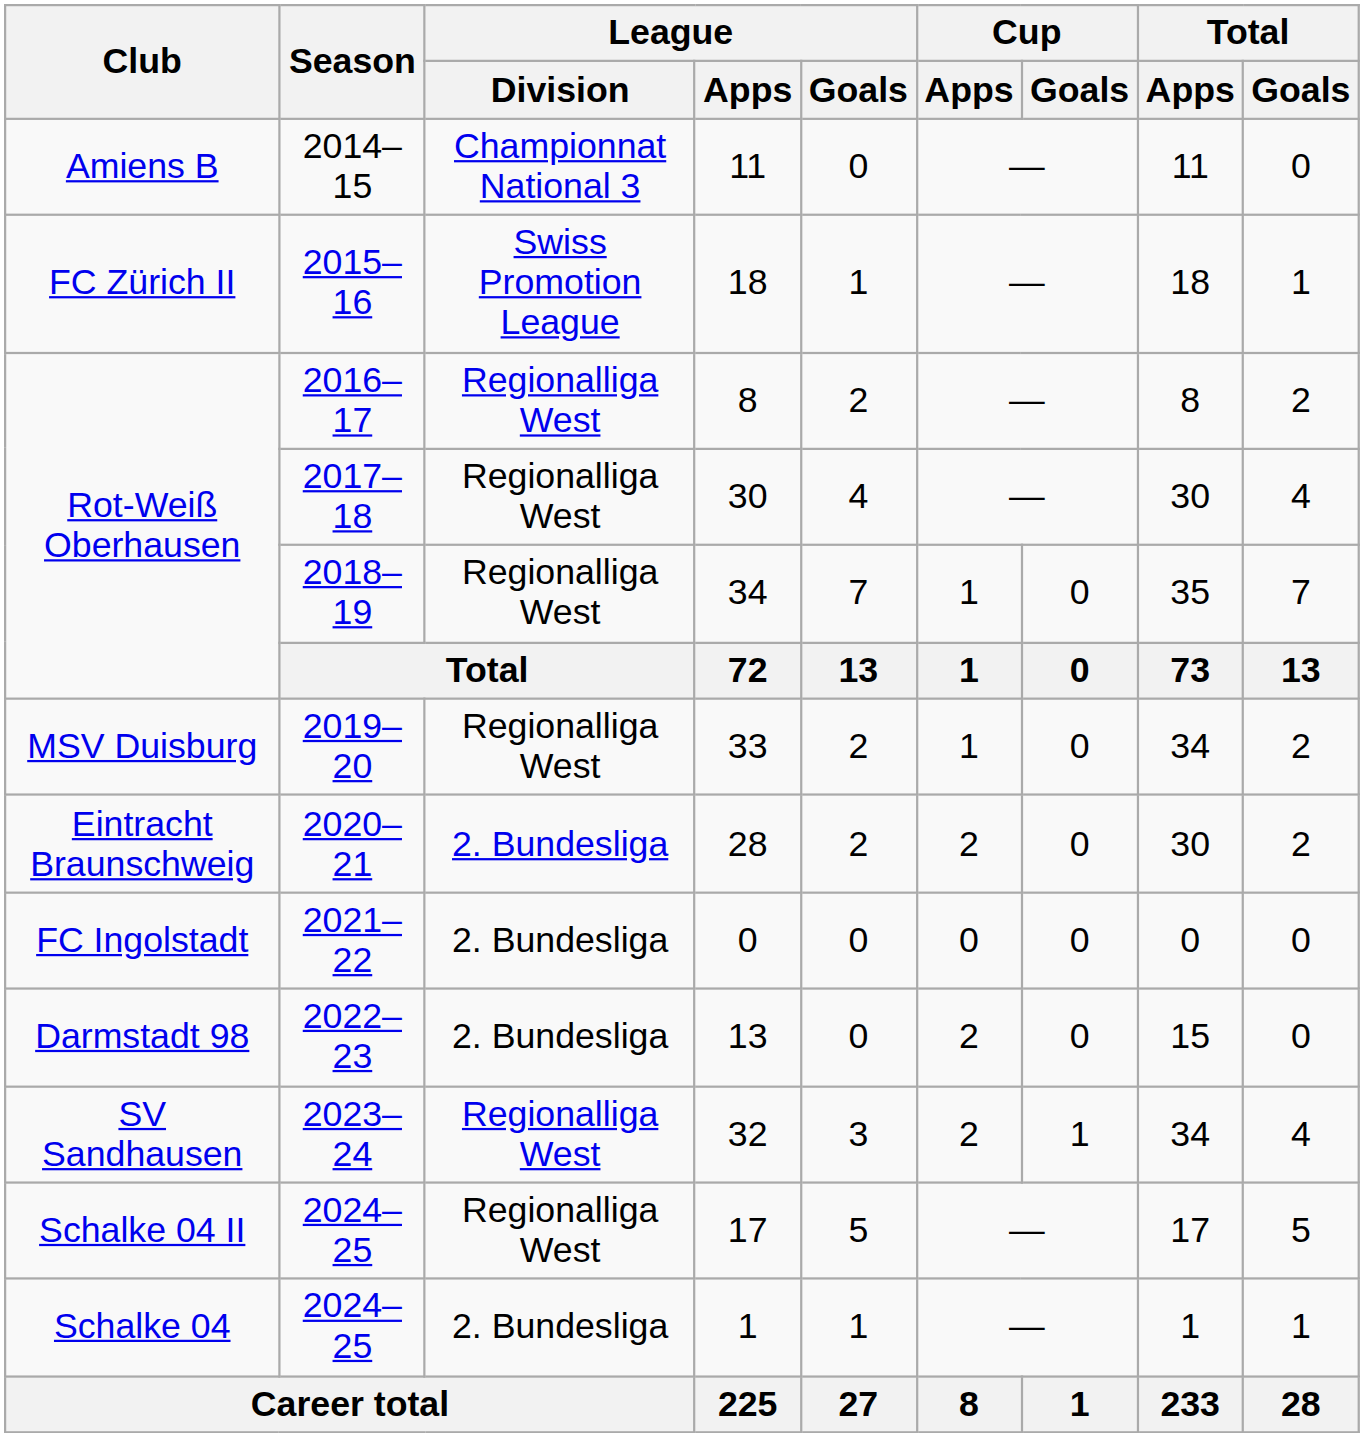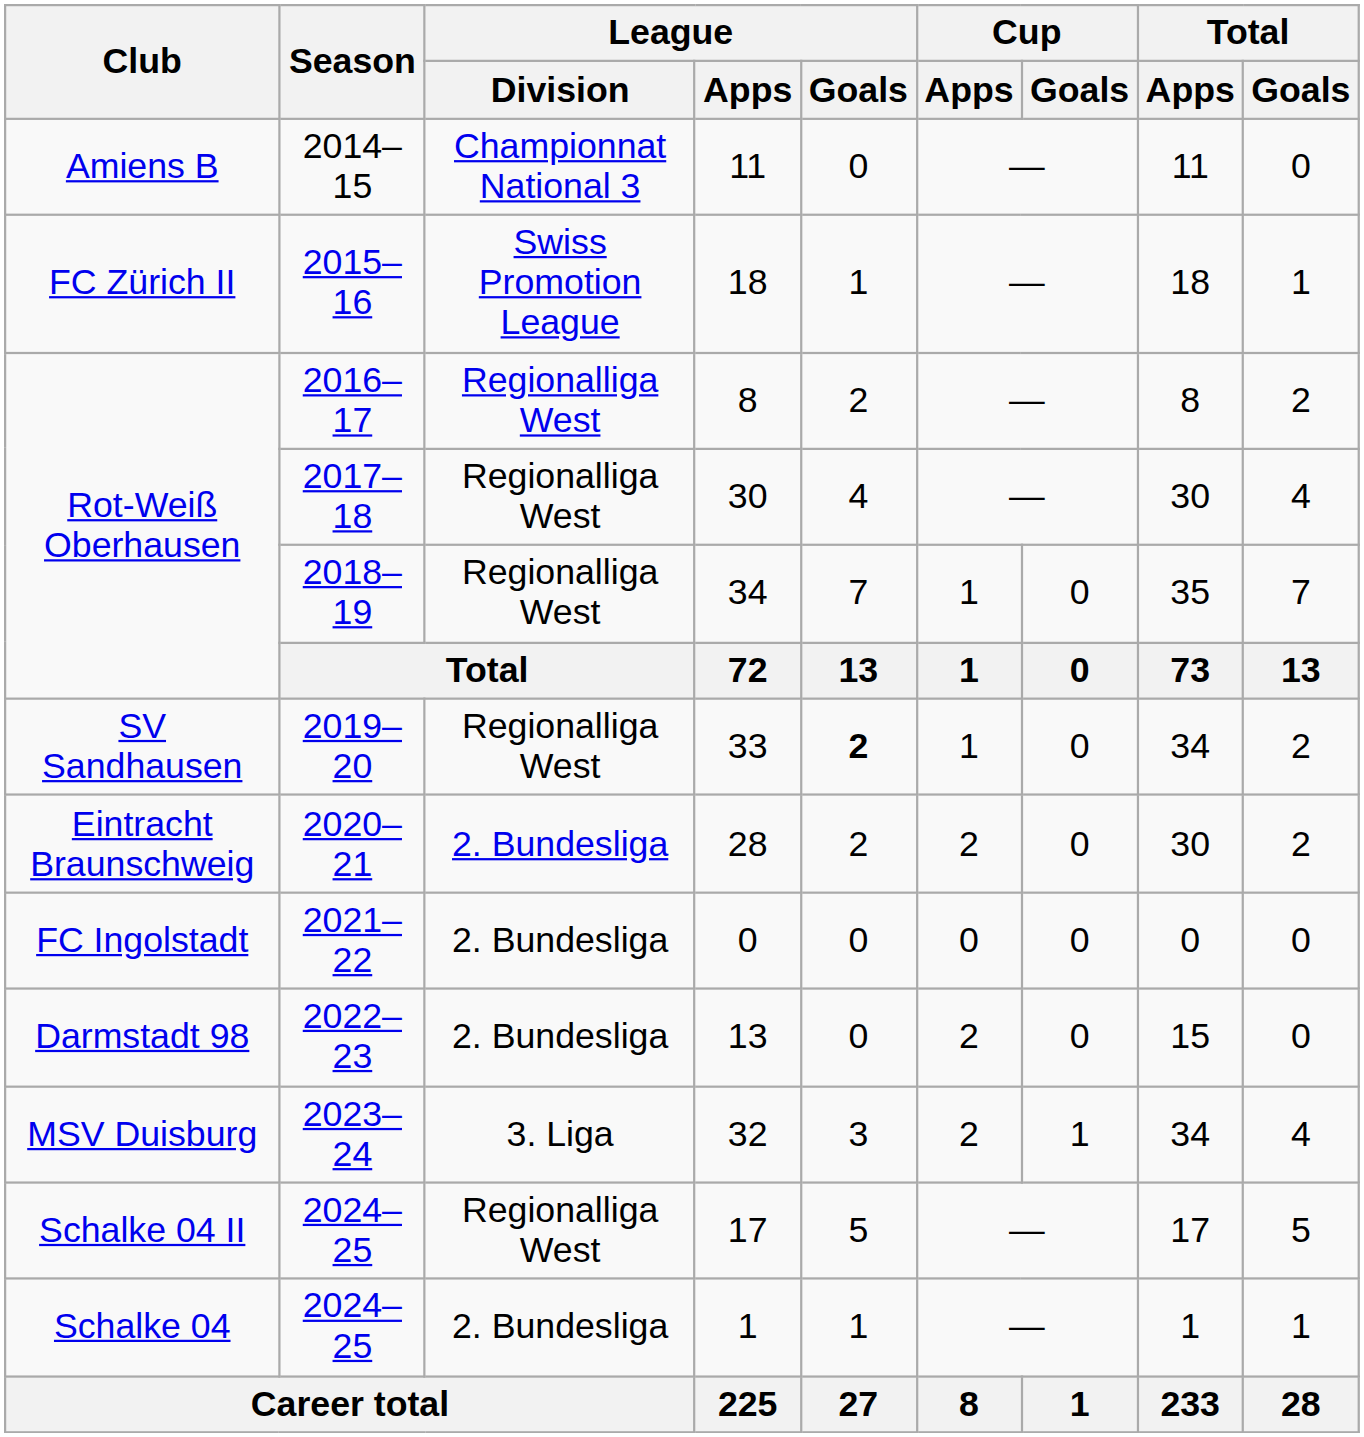(142, 746) MSV Duisburg -> (142, 746) SV Sandhausen
(858, 746) normal -> (858, 746) bold
(142, 1133) SV Sandhausen -> (142, 1133) MSV Duisburg
(560, 1133) Regionalliga West -> (560, 1133) 3. Liga
